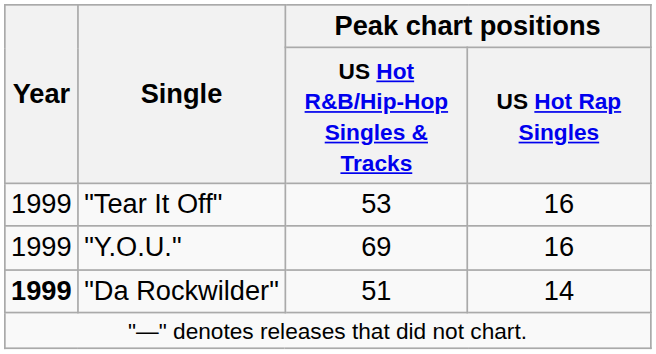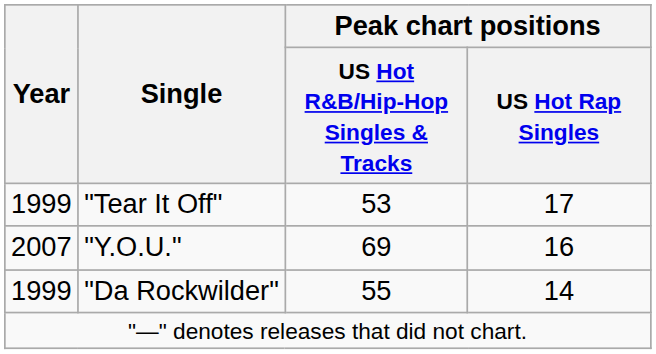(559, 204) 16 -> (559, 204) 17
(41, 247) 1999 -> (41, 247) 2007
(41, 290) bold -> (41, 290) normal
(376, 290) 51 -> (376, 290) 55
